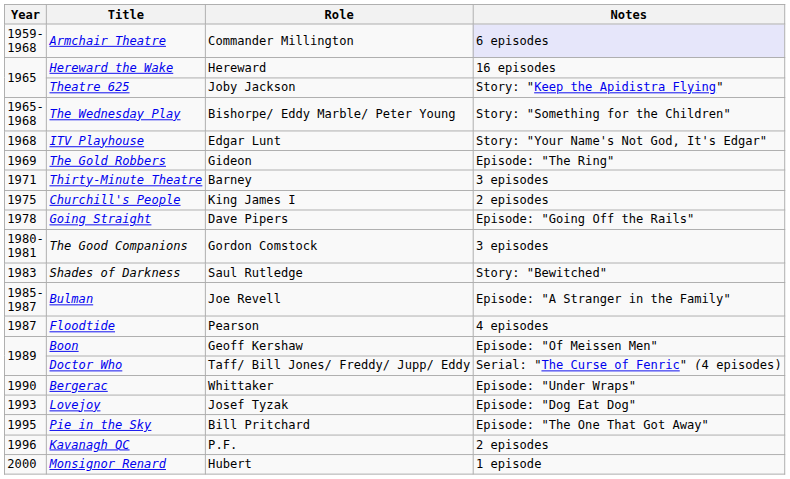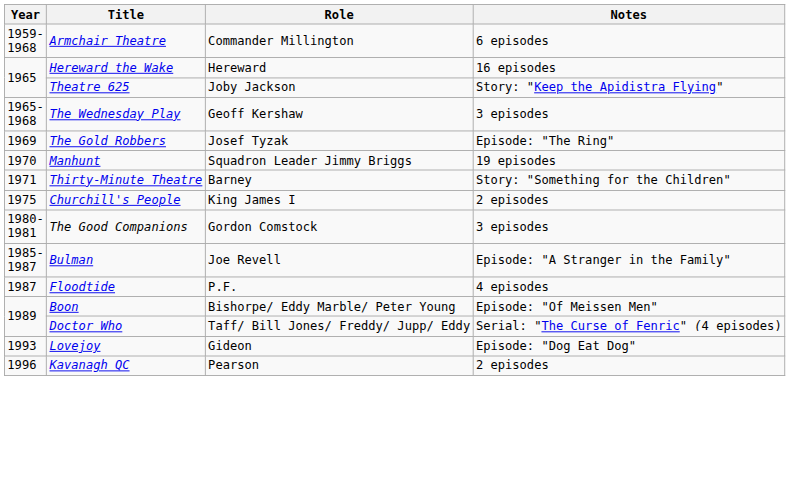(512, 41) lavender background -> (512, 41) no background
(332, 114) Bishorpe/ Eddy Marble/ Peter Young -> (255, 114) Geoff Kershaw
(603, 114) Story: "Something for the Children" -> (512, 114) 3 episodes
- row: (97, 141)
(230, 160) Gideon -> (248, 141) Josef Tyzak
+ row: (75, 160)
(512, 180) 3 episodes -> (603, 180) Story: "Something for the Children"
- row: (100, 220)
- row: (115, 273)
(234, 326) Pearson -> (223, 287) P.F.
(255, 346) Geoff Kershaw -> (332, 307) Bishorpe/ Eddy Marble/ Peter Young
- row: (79, 385)
(248, 405) Josef Tyzak -> (230, 346) Gideon
- row: (100, 425)
(223, 445) P.F. -> (234, 366) Pearson
- row: (108, 464)
